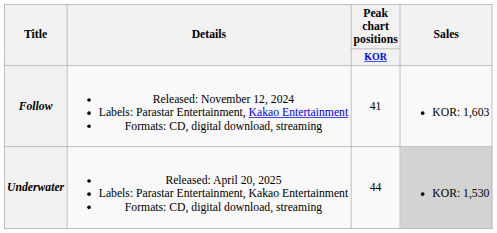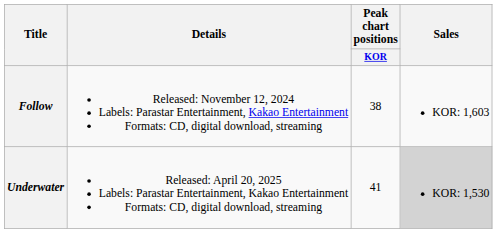(376, 106) 41 -> (376, 106) 38
(376, 187) 44 -> (376, 187) 41
